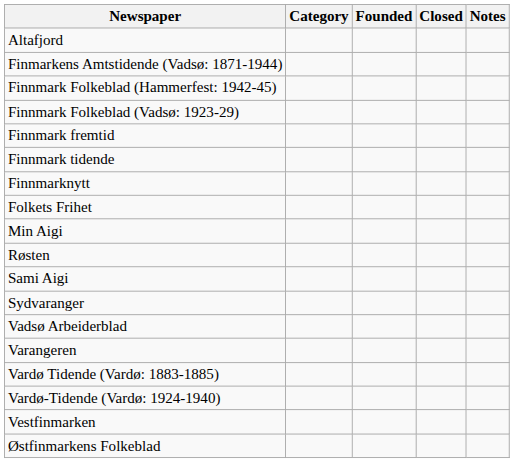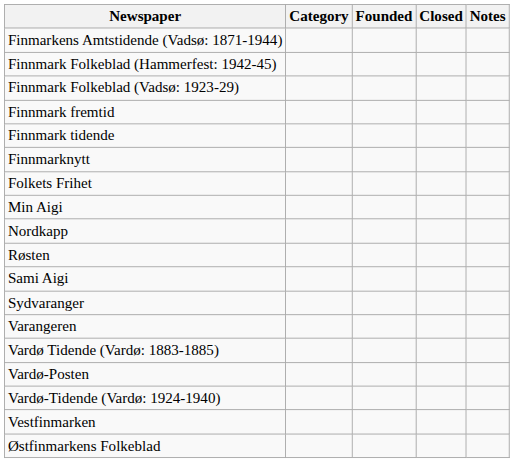- row: (36, 40)
+ row: (38, 231)
- row: (67, 326)
+ row: (48, 374)
